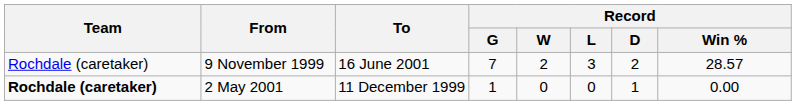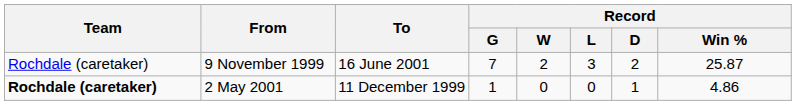(725, 64) 28.57 -> (725, 64) 25.87
(725, 87) 0.00 -> (725, 87) 4.86
